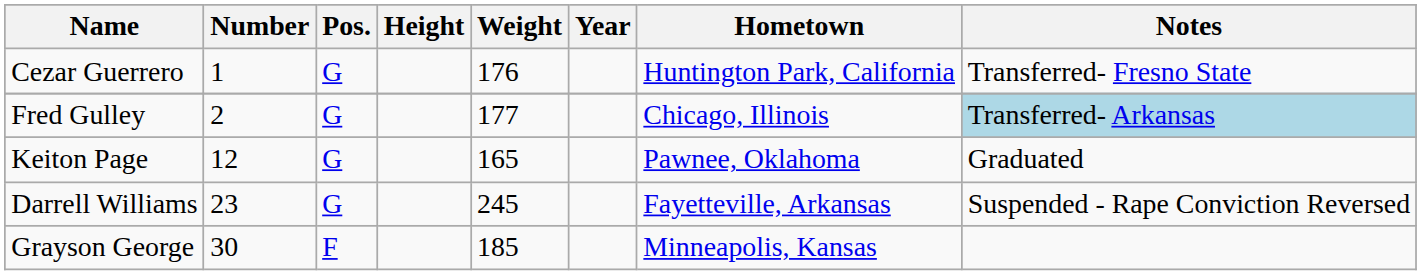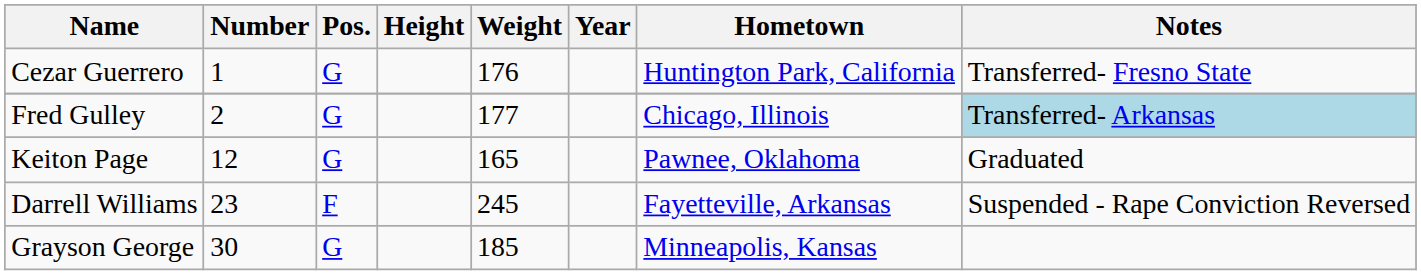(332, 203) G -> (330, 203) F
(330, 247) F -> (332, 247) G
